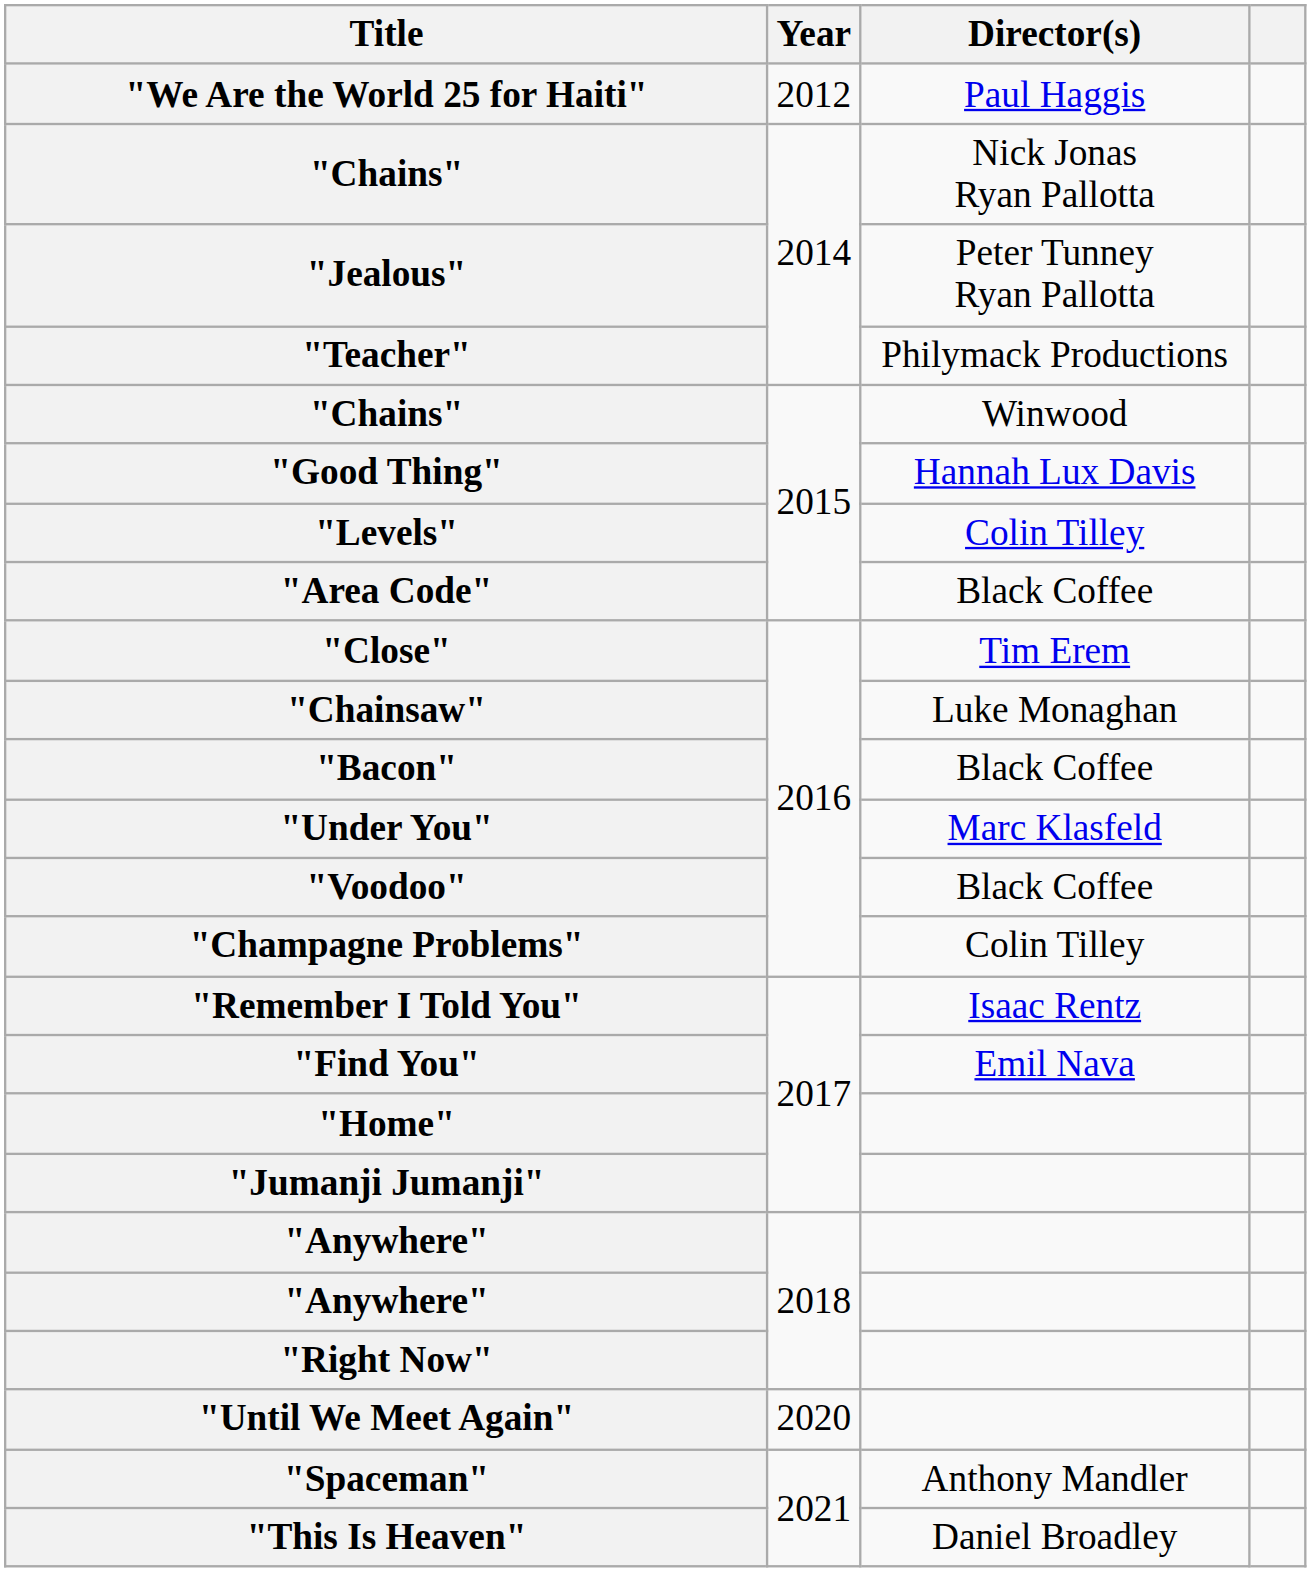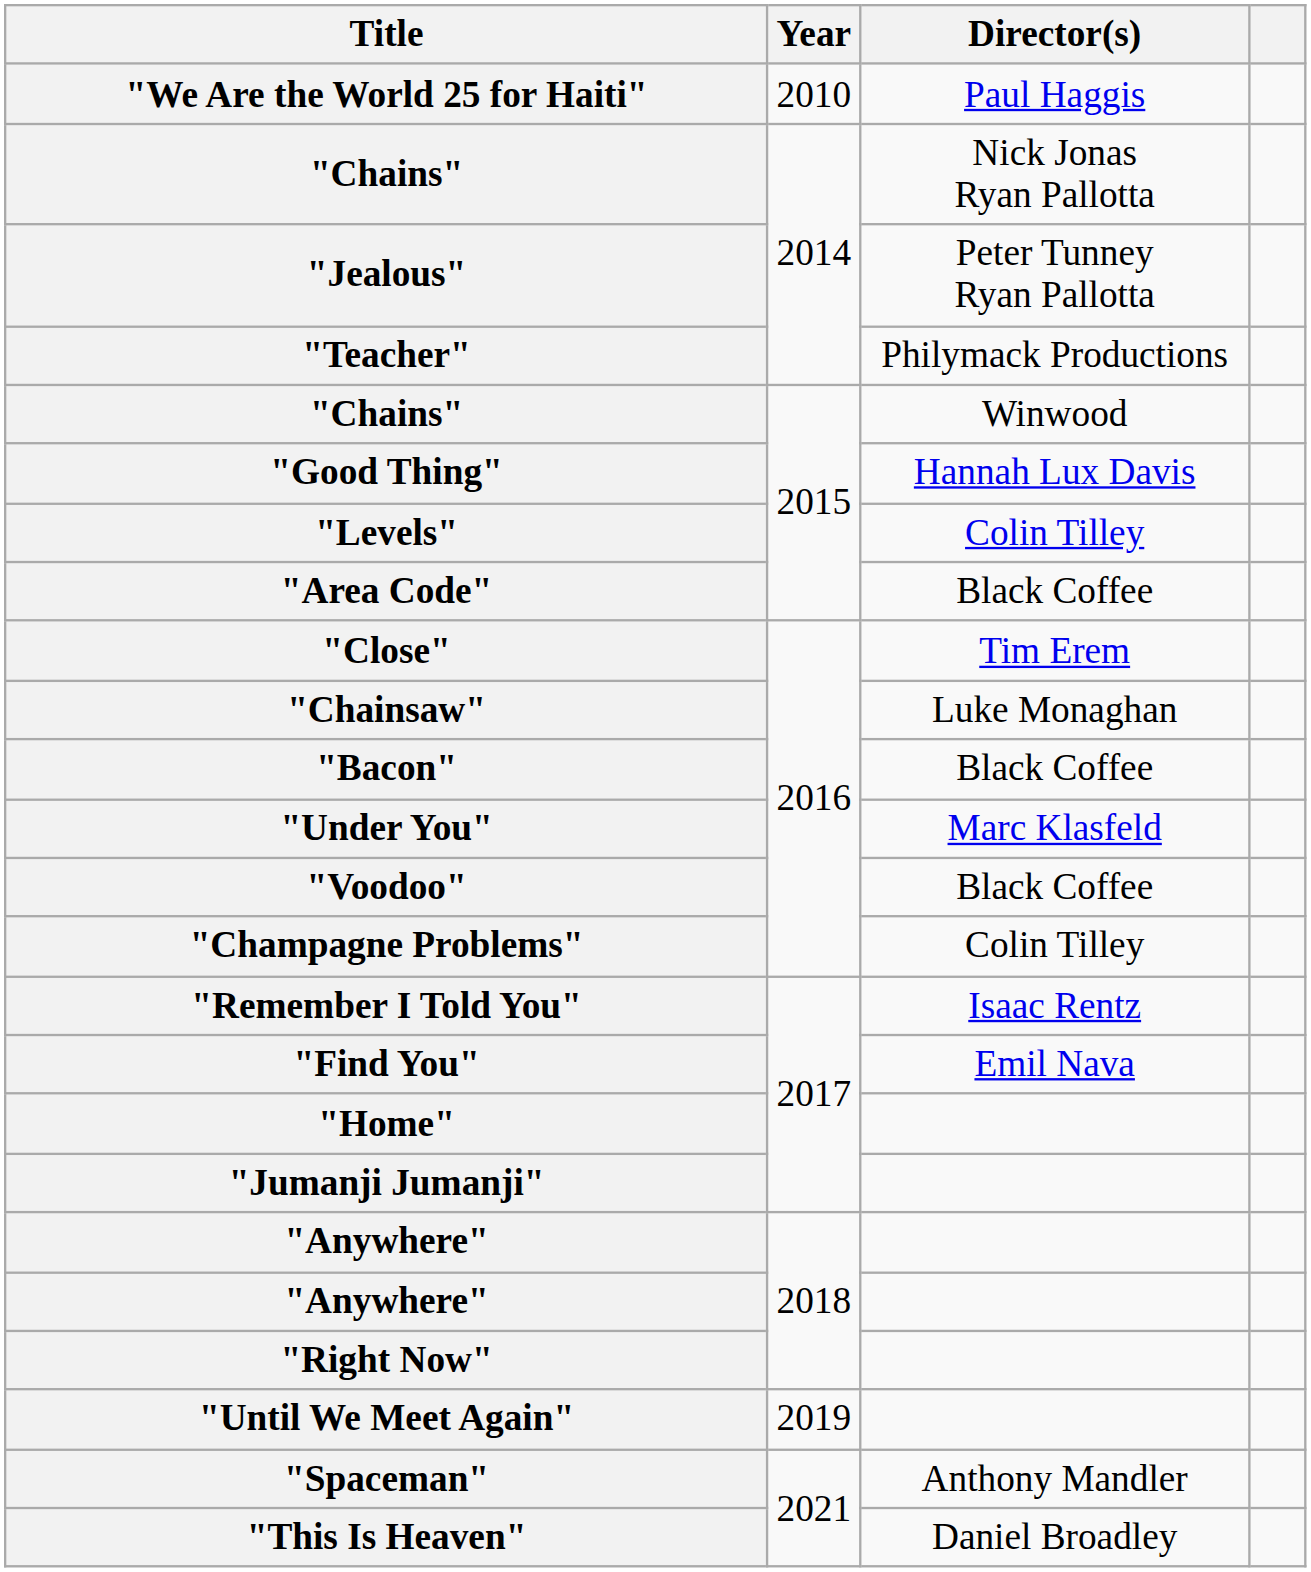(814, 93) 2012 -> (814, 93) 2010
(814, 1418) 2020 -> (814, 1418) 2019
